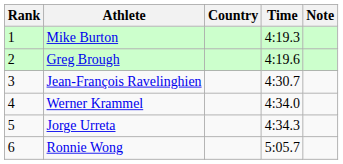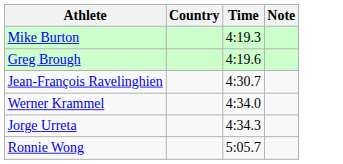- column: (24, 15)
